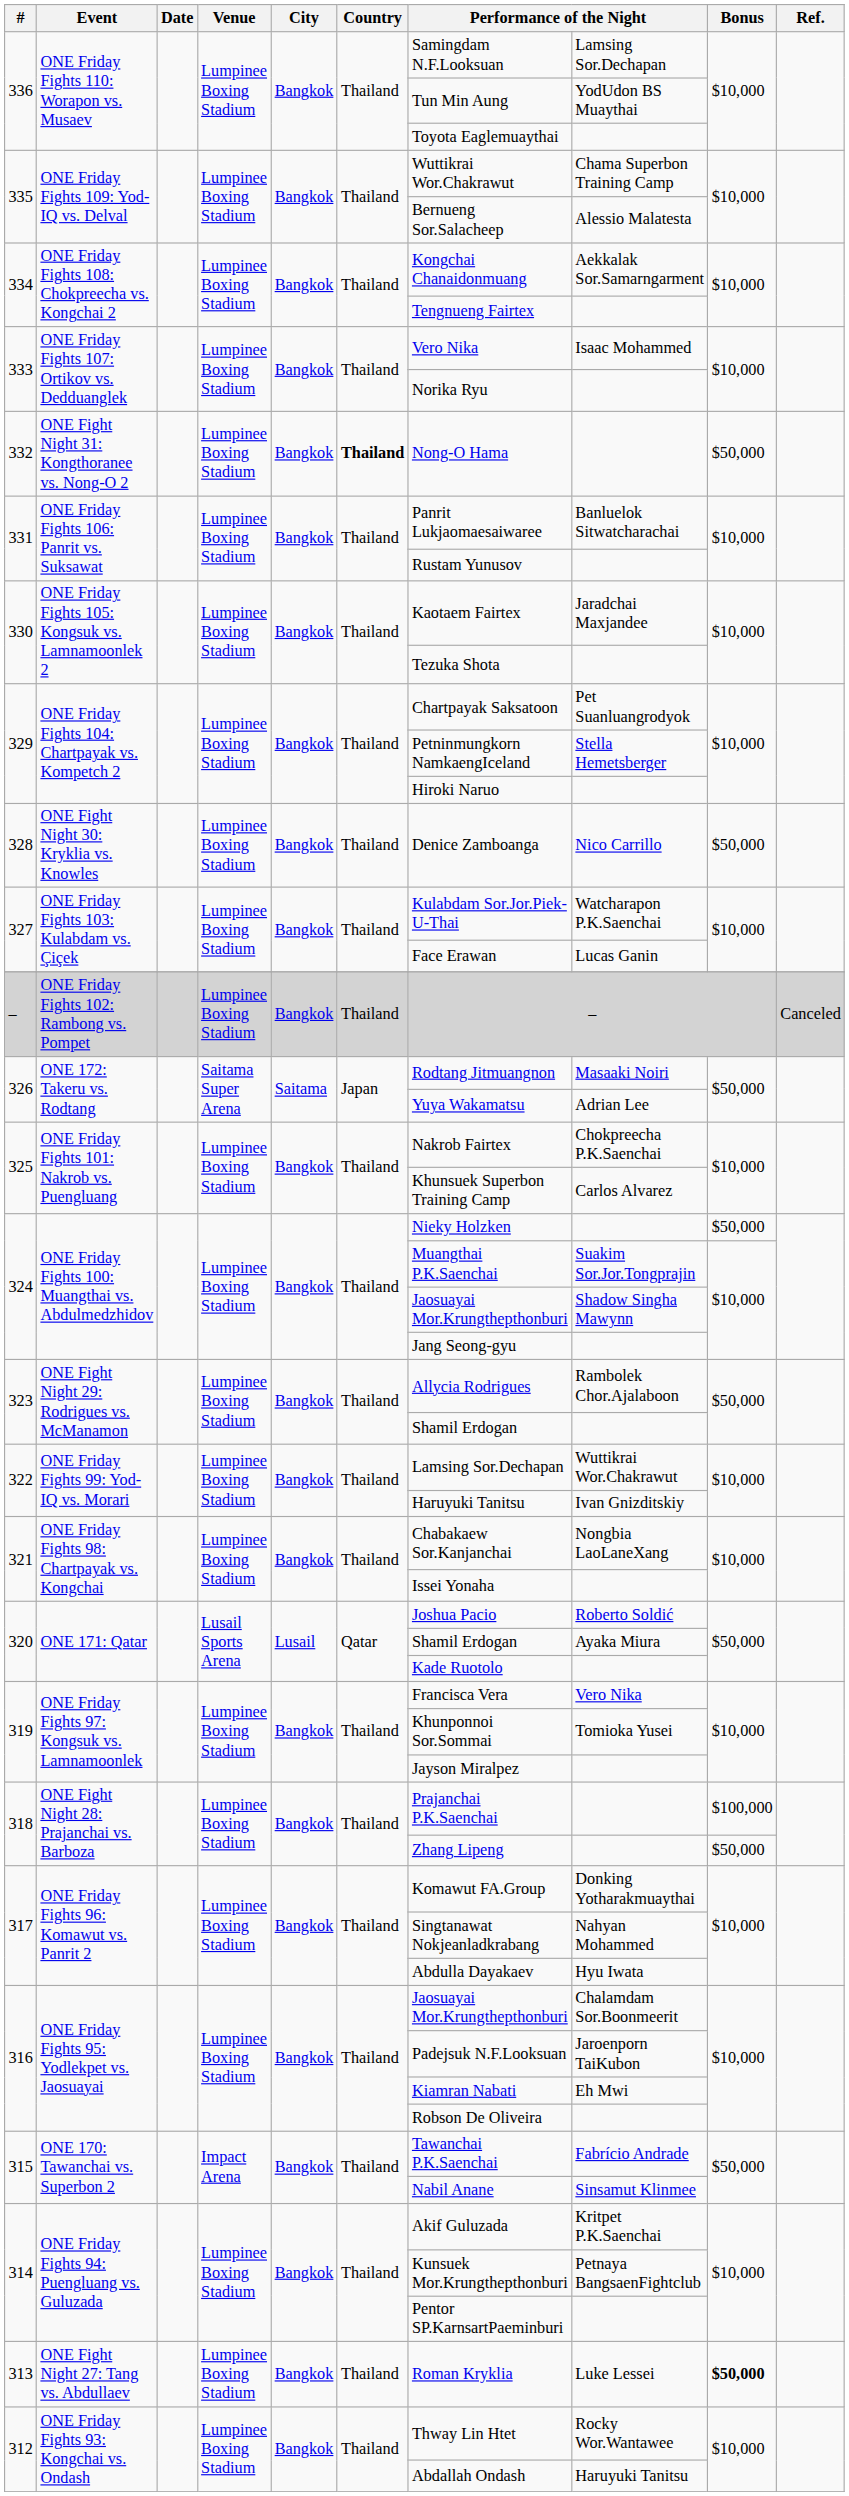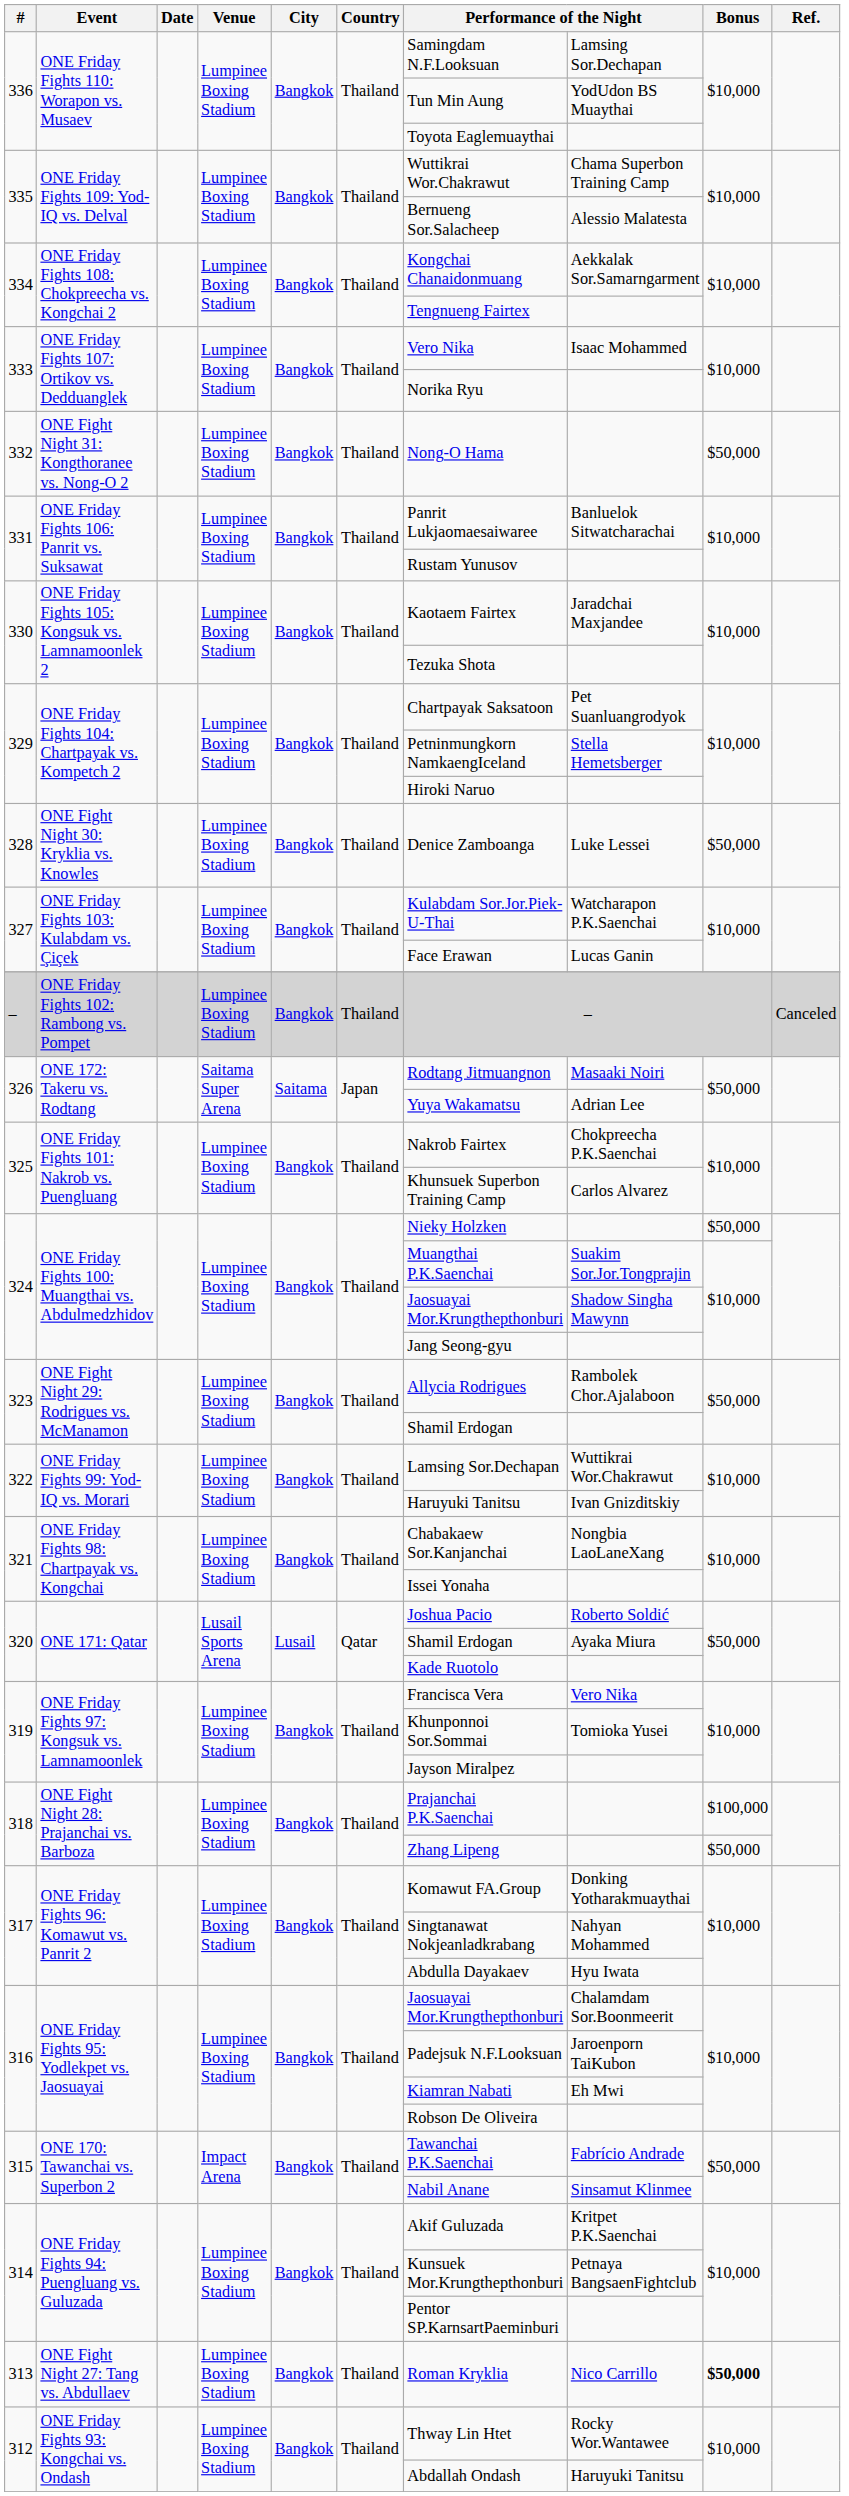(373, 453) bold -> (370, 453) normal
(619, 845) Nico Carrillo -> (610, 845) Luke Lessei
(615, 2374) Luke Lessei -> (614, 2374) Nico Carrillo
